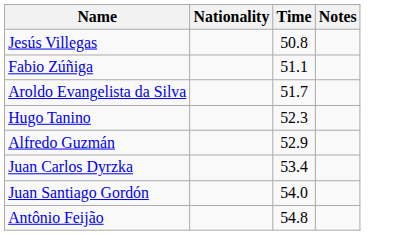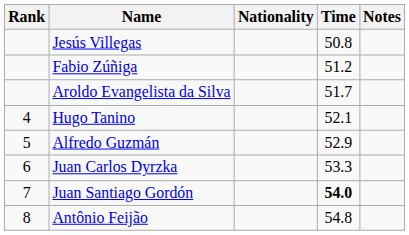+ column: (27, 17)
(294, 67) 51.1 -> (338, 67) 51.2
(294, 117) 52.3 -> (338, 117) 52.1
(294, 167) 53.4 -> (338, 167) 53.3
(294, 192) normal -> (338, 192) bold
